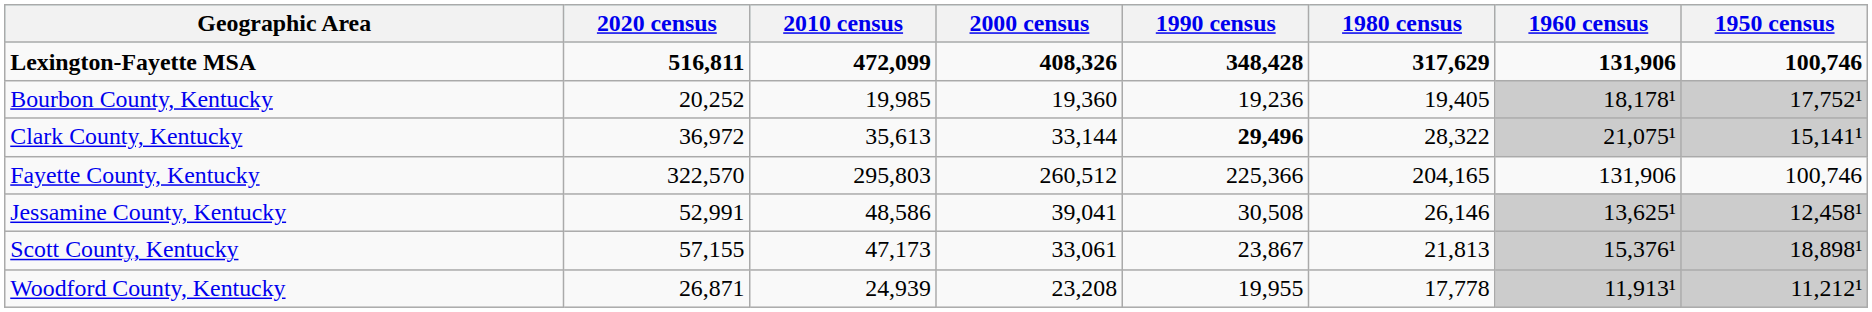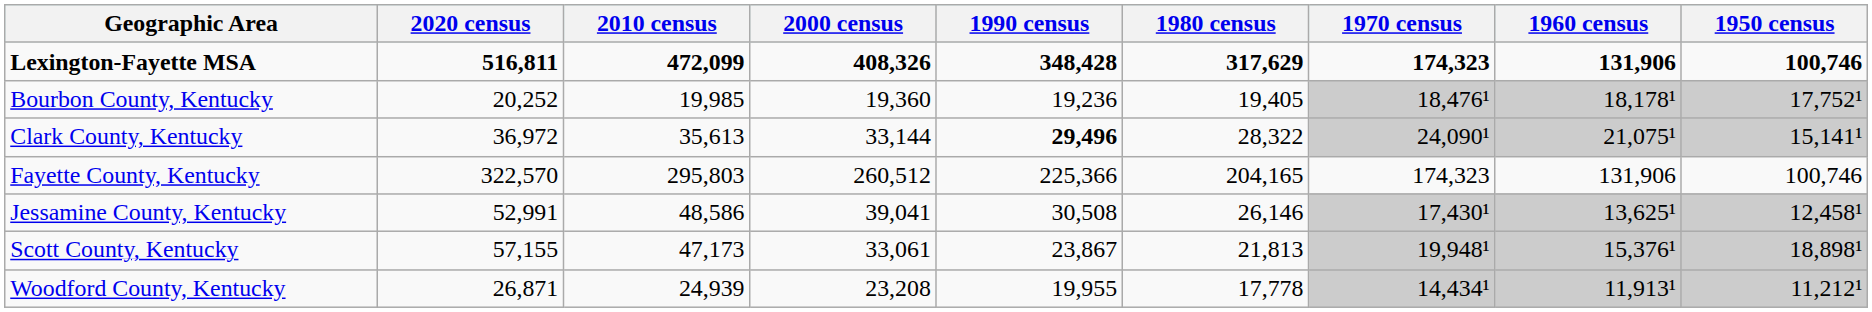+ column: (1402, 23)
